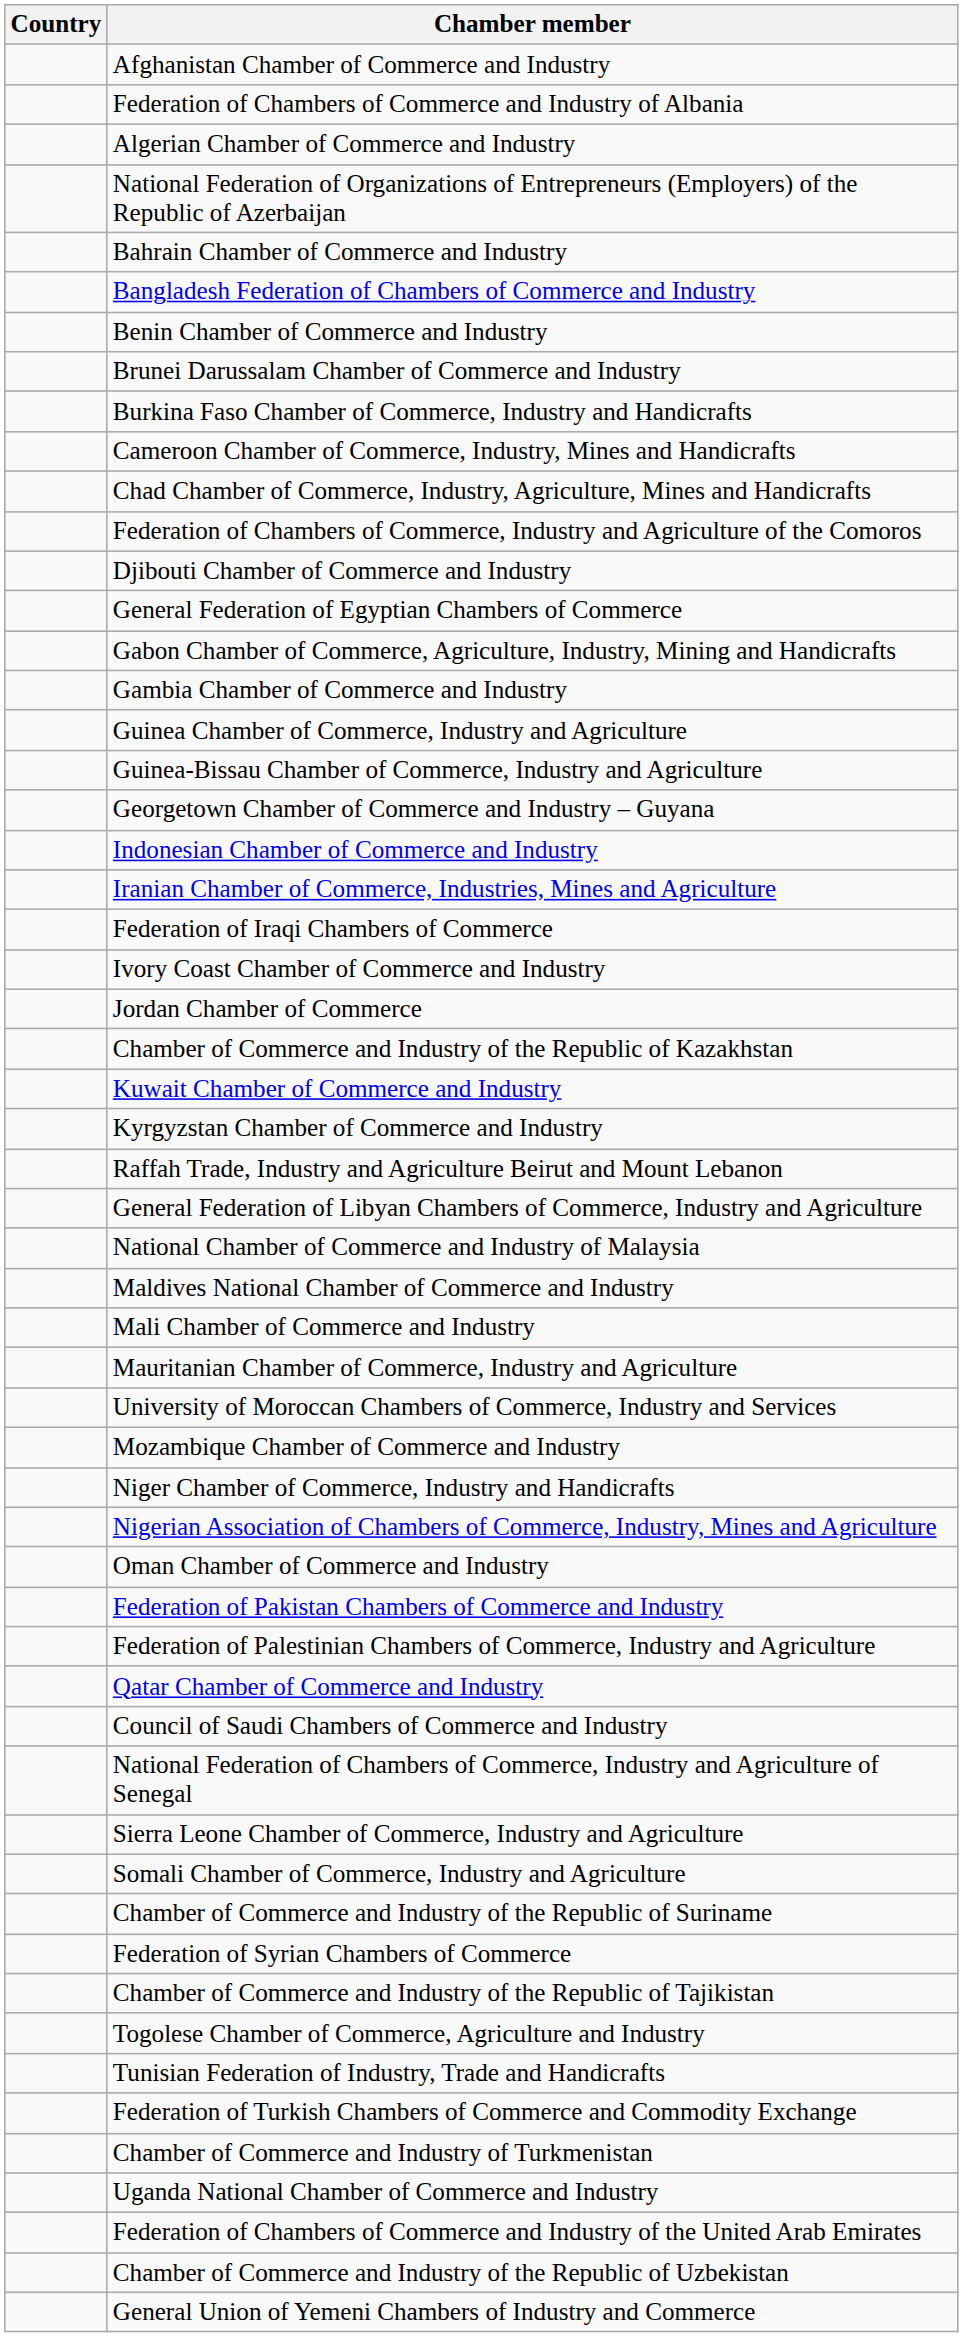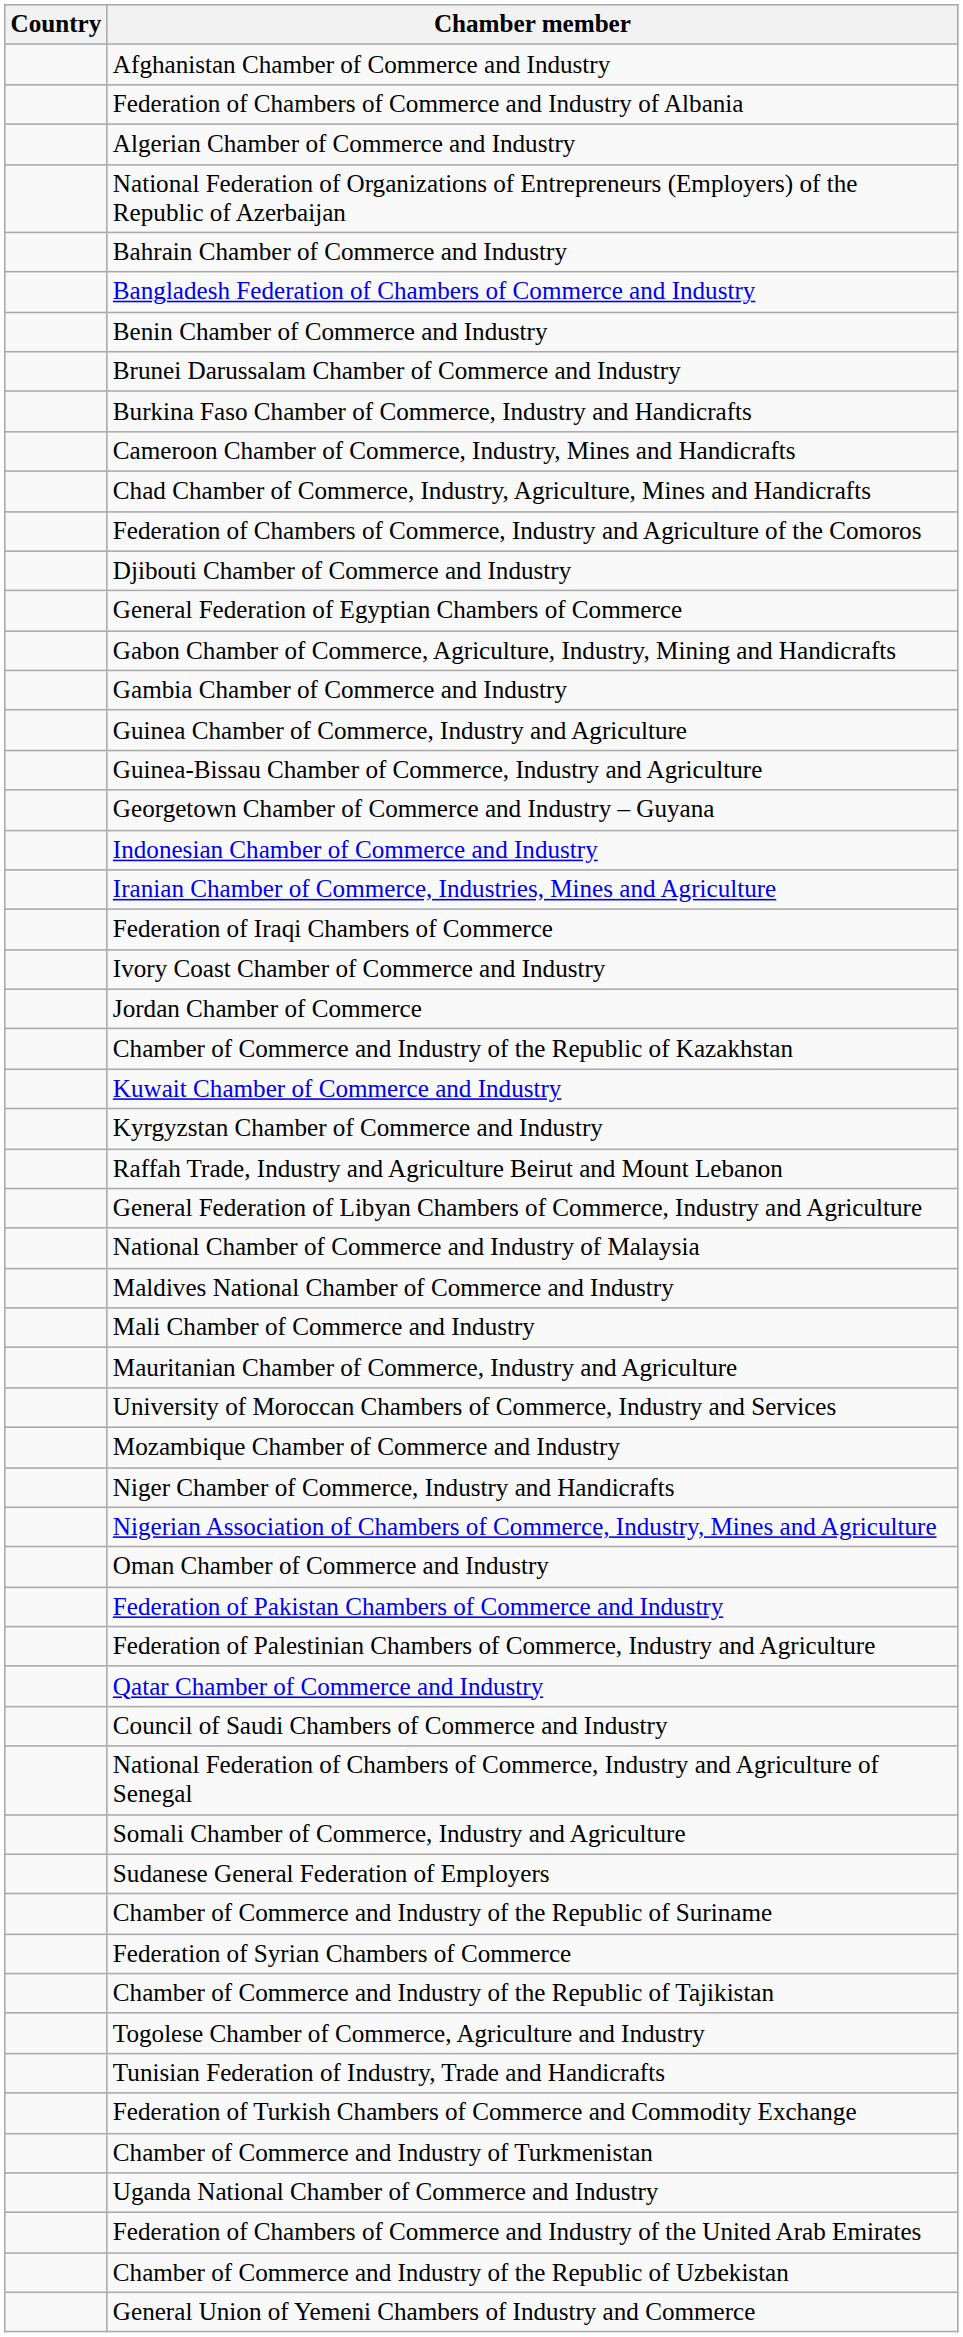- row: (428, 1833)
+ row: (331, 1873)
